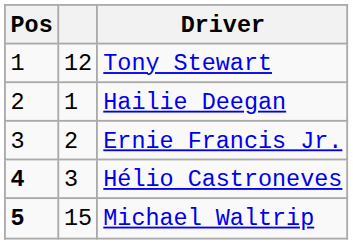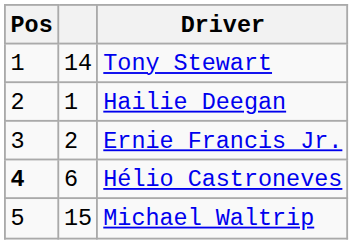(78, 63) 12 -> (78, 63) 14
(71, 179) 3 -> (71, 179) 6
(18, 218) bold -> (18, 218) normal
